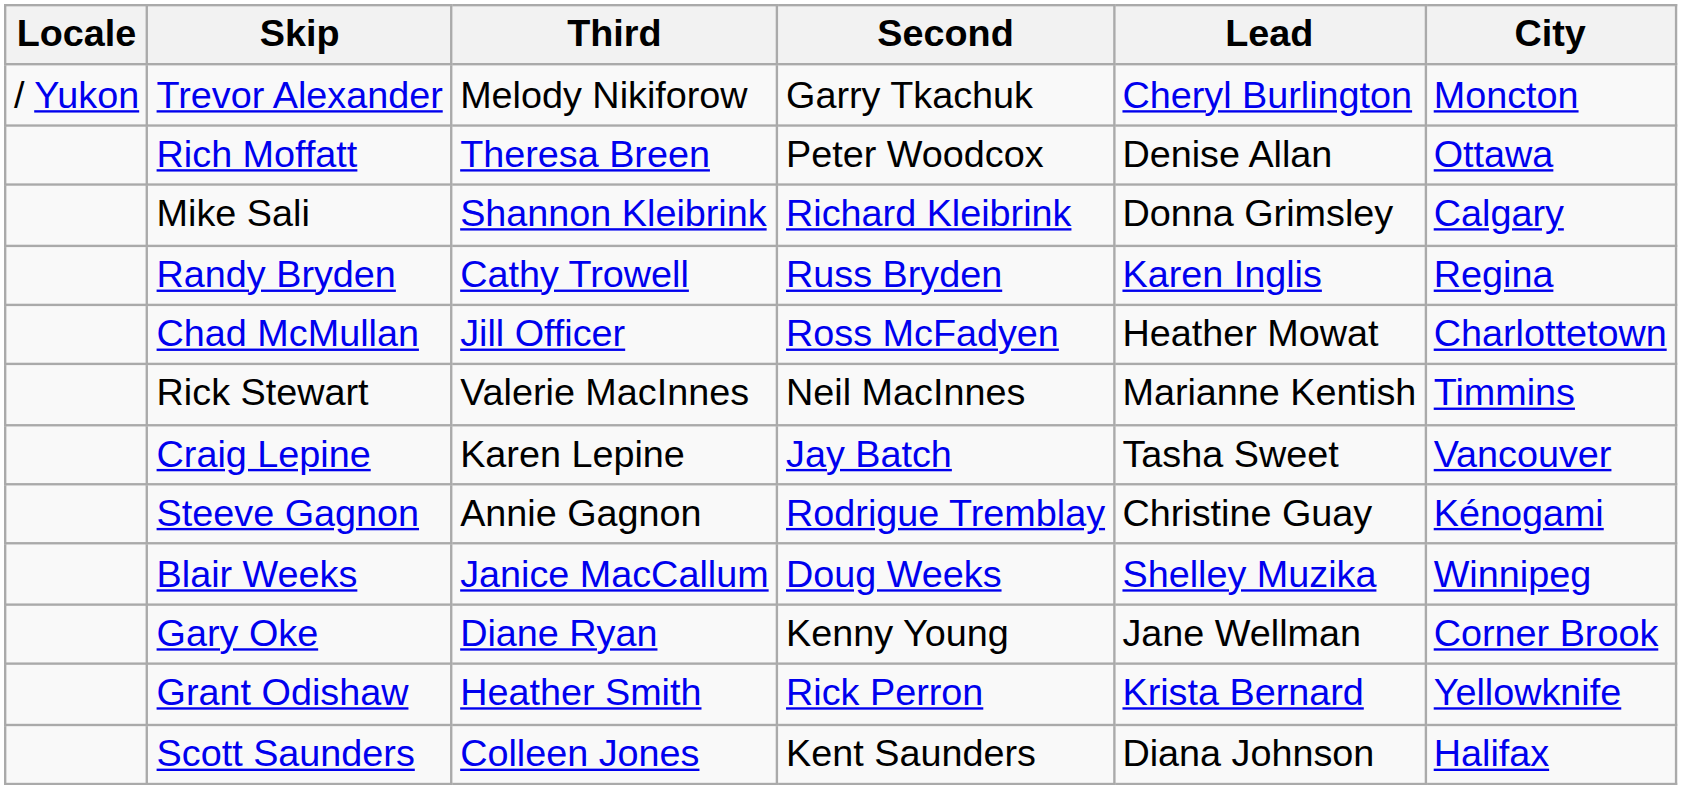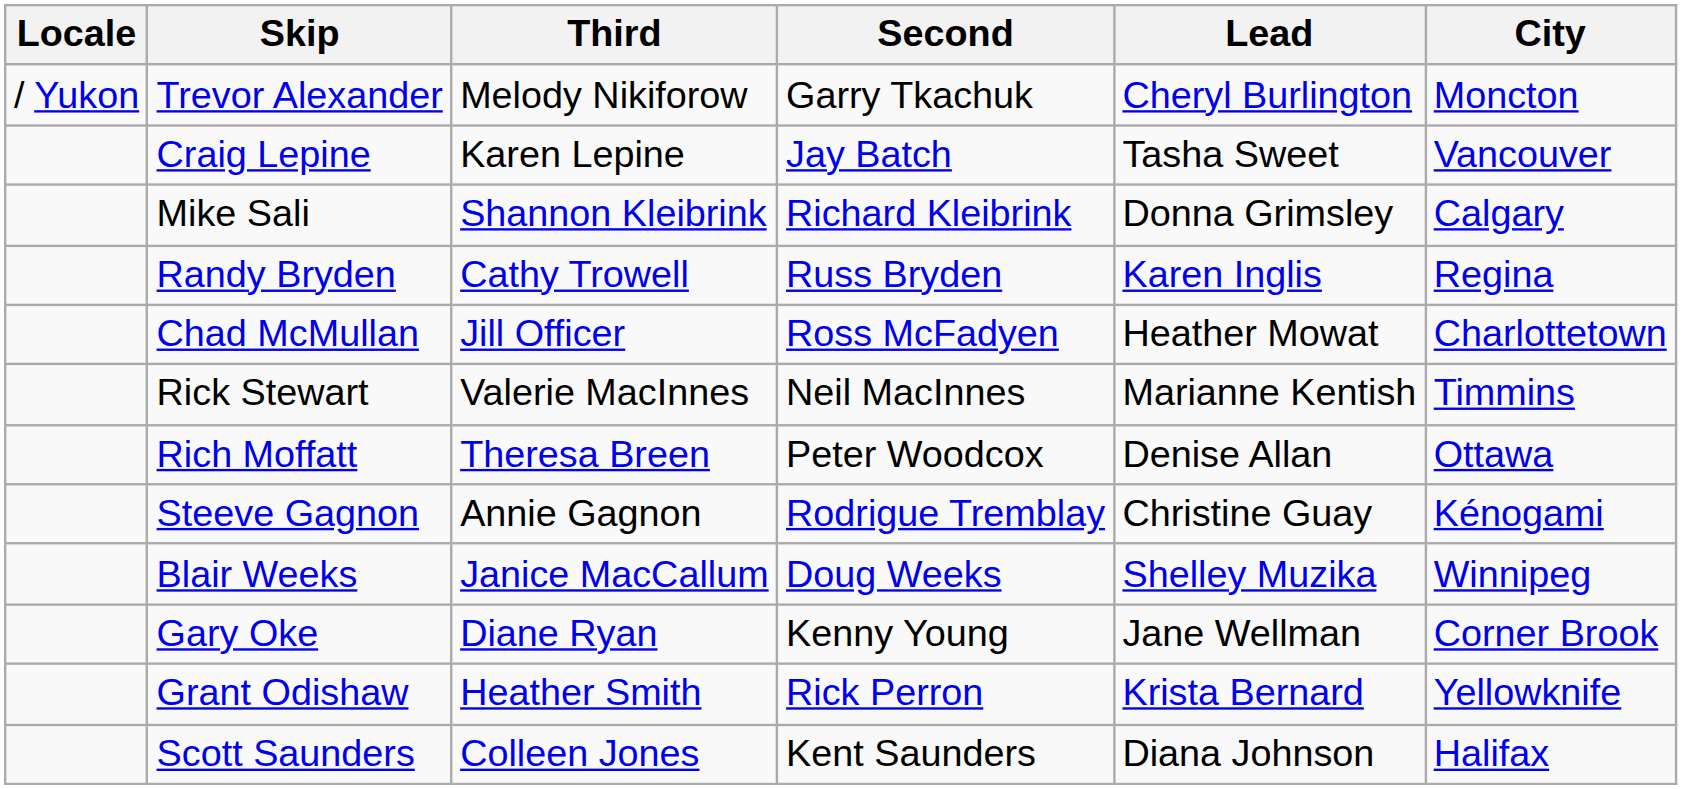rows swapped: (264, 453) <-> (257, 154)
